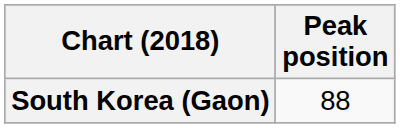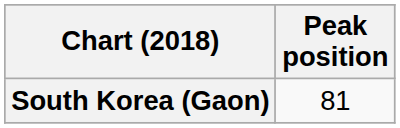(335, 100) 88 -> (335, 100) 81
